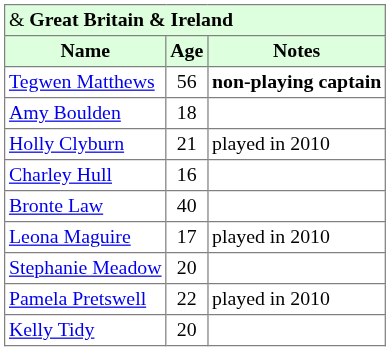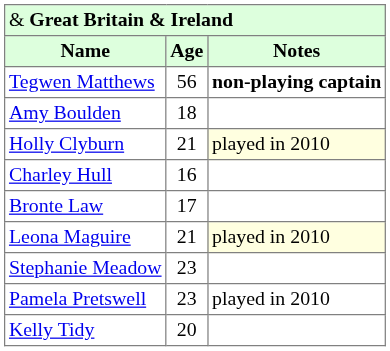(271, 144) no background -> (271, 144) lightyellow background
(187, 206) 40 -> (187, 206) 17
(187, 237) 17 -> (187, 237) 21
(271, 237) no background -> (271, 237) lightyellow background
(187, 268) 20 -> (187, 268) 23
(187, 298) 22 -> (187, 298) 23
